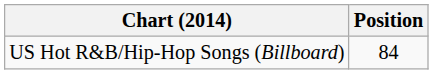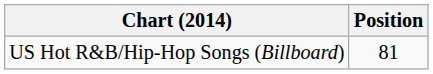(389, 52) 84 -> (389, 52) 81
